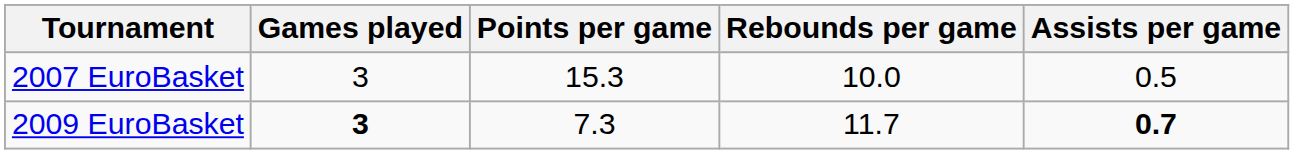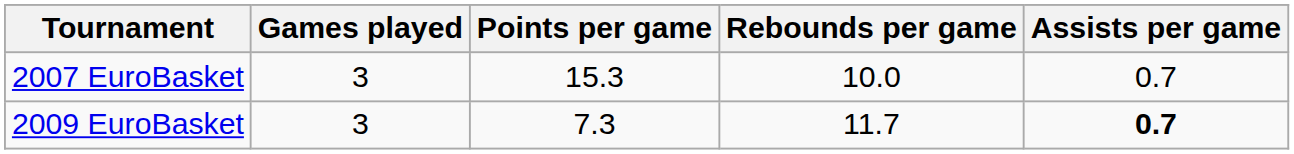(1156, 76) 0.5 -> (1156, 76) 0.7
(360, 124) bold -> (360, 124) normal
